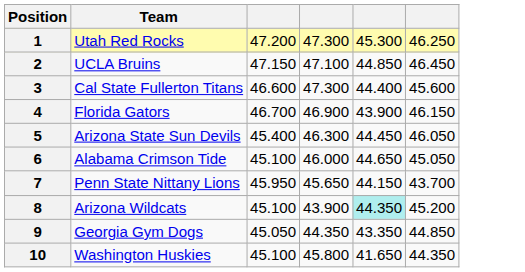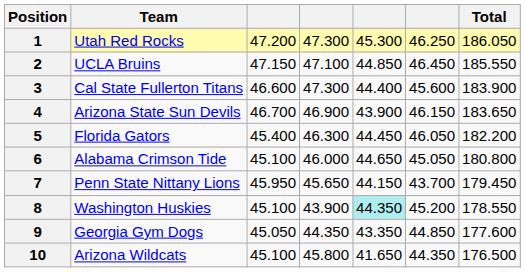+ column: (489, 17)
(122, 112) Florida Gators -> (157, 112) Arizona State Sun Devils
(157, 136) Arizona State Sun Devils -> (122, 136) Florida Gators
(130, 207) Arizona Wildcats -> (143, 207) Washington Huskies
(143, 255) Washington Huskies -> (130, 255) Arizona Wildcats
